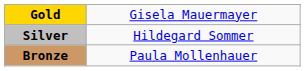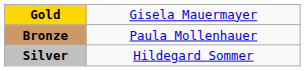rows swapped: (45, 35) <-> (45, 55)
